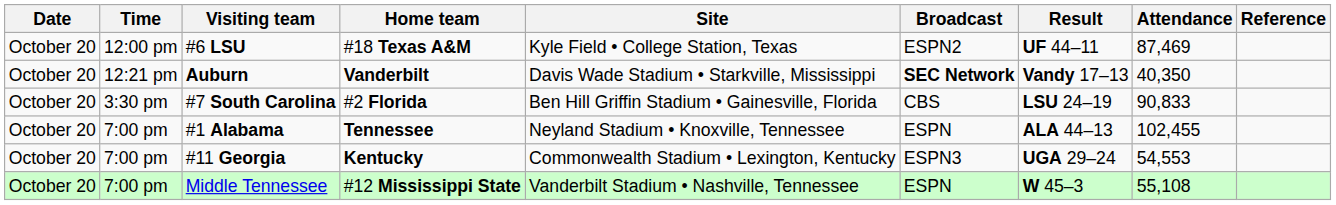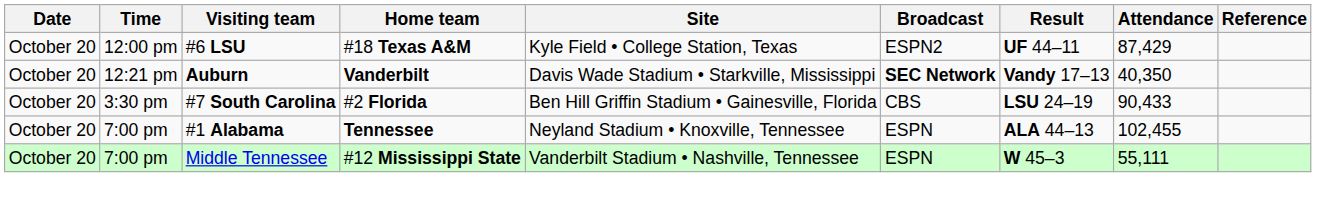(1164, 47) 87,469 -> (1145, 47) 87,429
(1164, 102) 90,833 -> (1145, 102) 90,433
- row: (235, 158)
(1164, 186) 55,108 -> (1143, 158) 55,111
